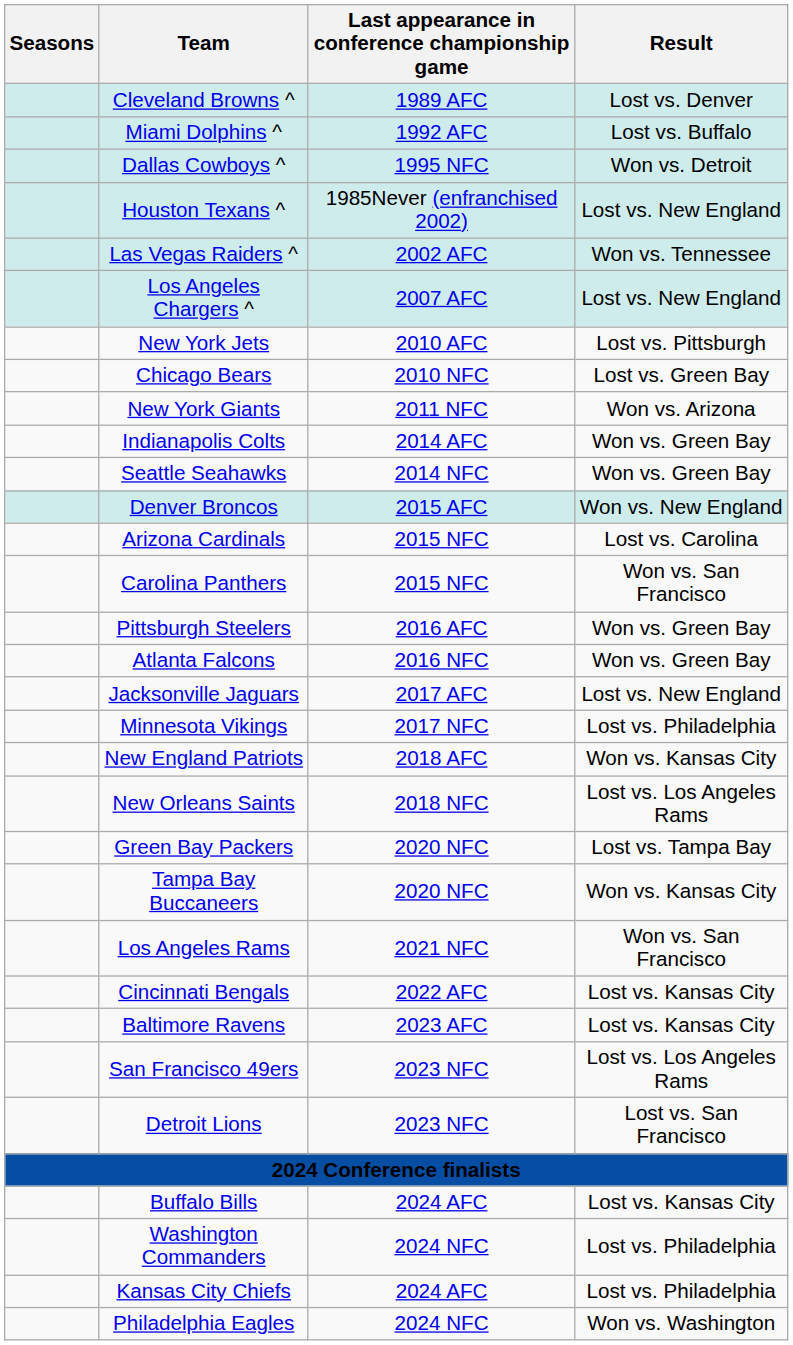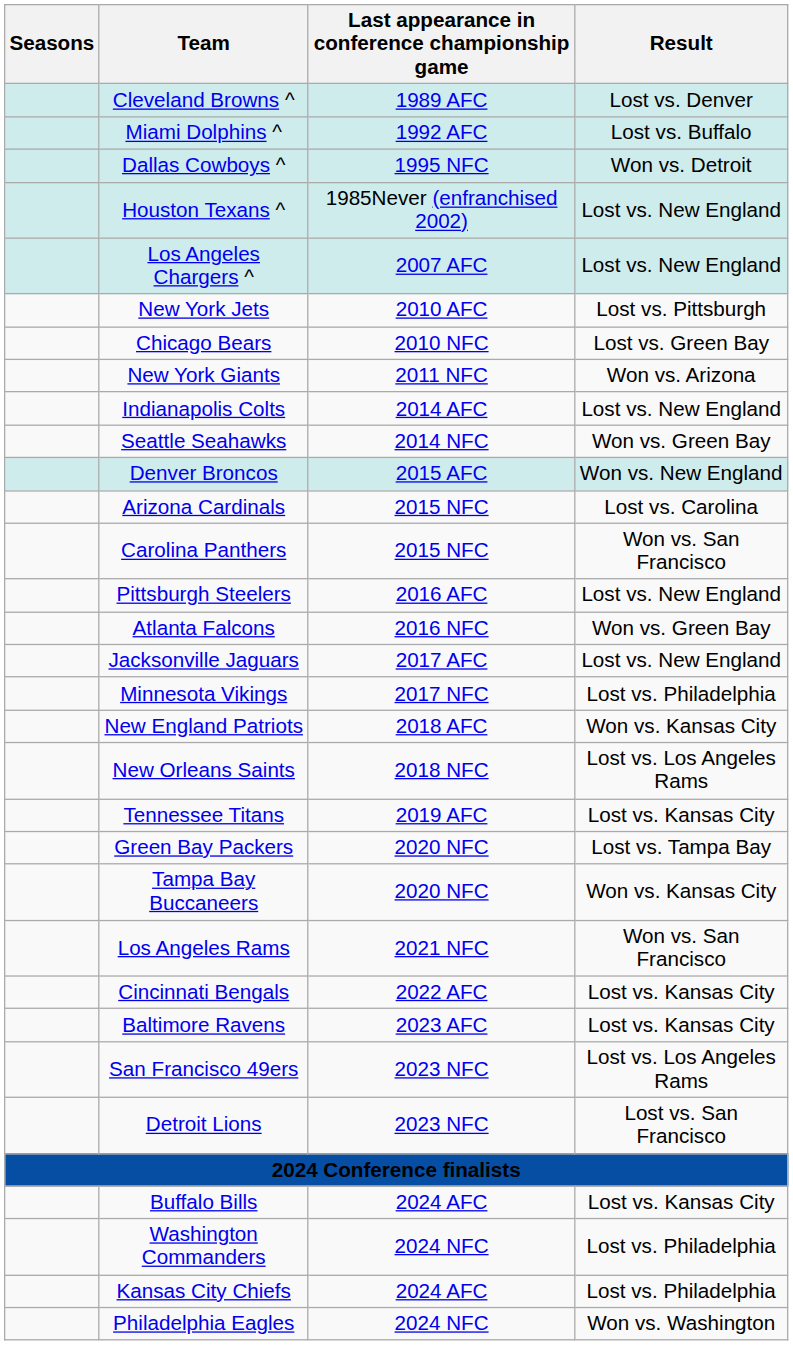- row: (204, 254)
(681, 441) Won vs. Green Bay -> (681, 408) Lost vs. New England
(681, 627) Won vs. Green Bay -> (681, 595) Lost vs. New England
+ row: (204, 814)
